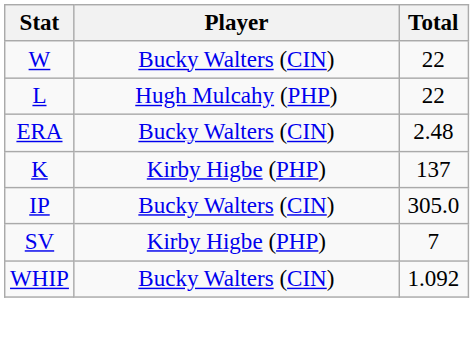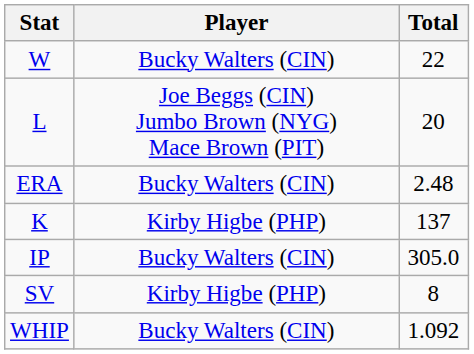(236, 95) Hugh Mulcahy (PHP) -> (236, 121) Joe Beggs (CIN) Jumbo Brown (NYG) Mace Brown (PIT)
(433, 95) 22 -> (433, 121) 20
(433, 242) 7 -> (433, 293) 8
